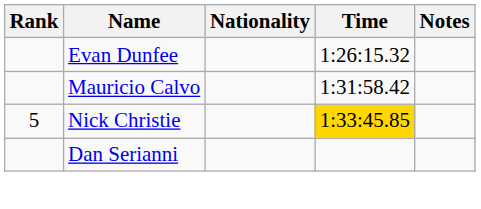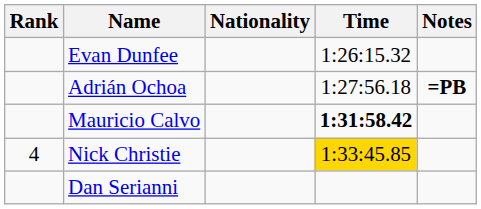+ row: (127, 87)
(365, 87) normal -> (366, 120) bold
(34, 120) 5 -> (34, 154) 4
